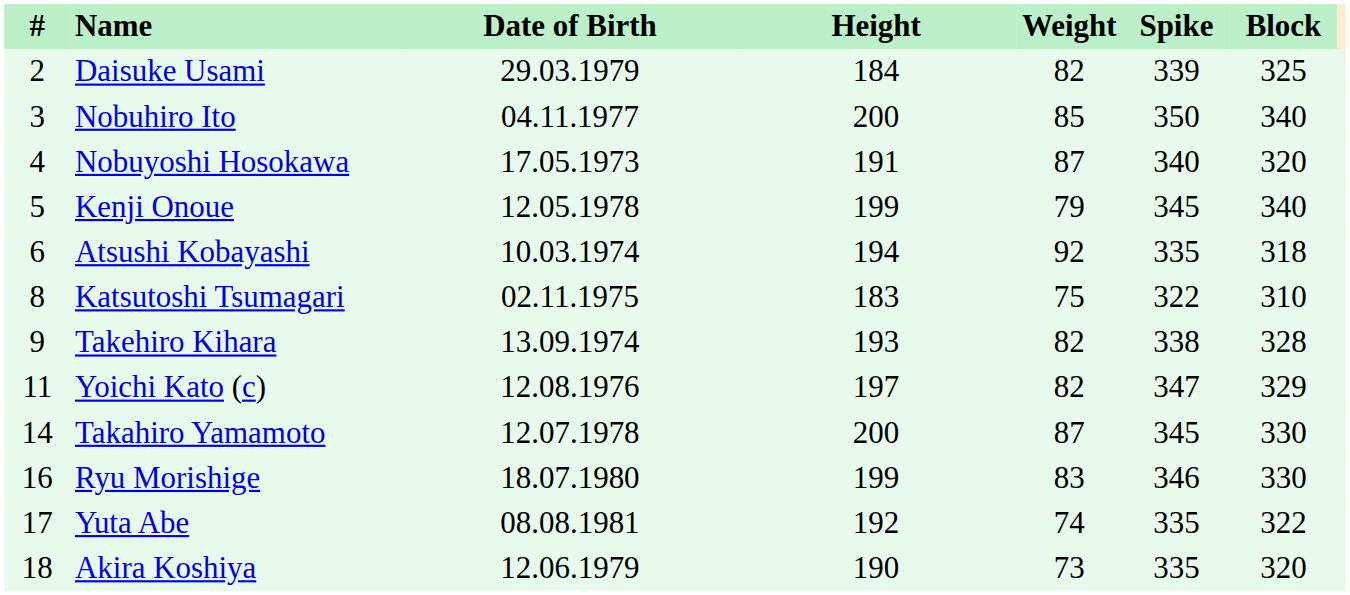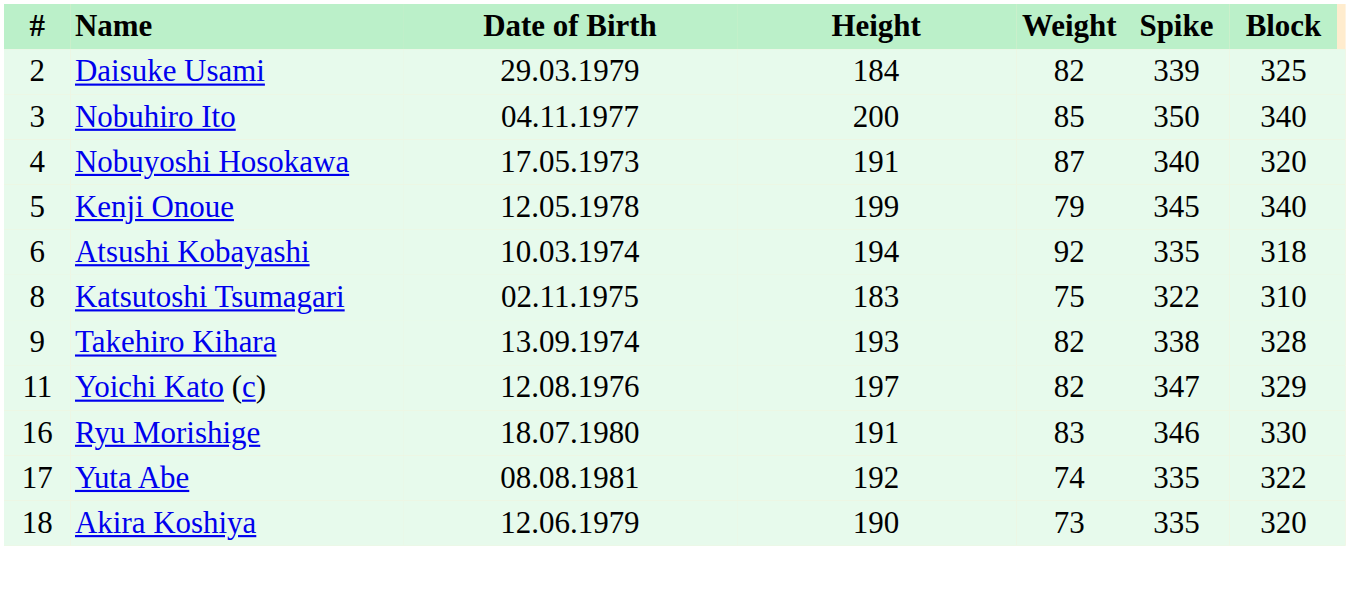- row: (200, 432)
(876, 477) 199 -> (876, 432) 191
